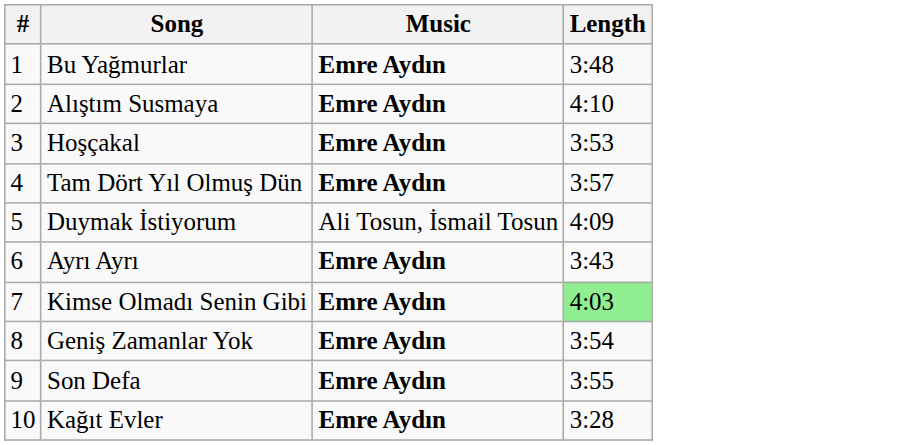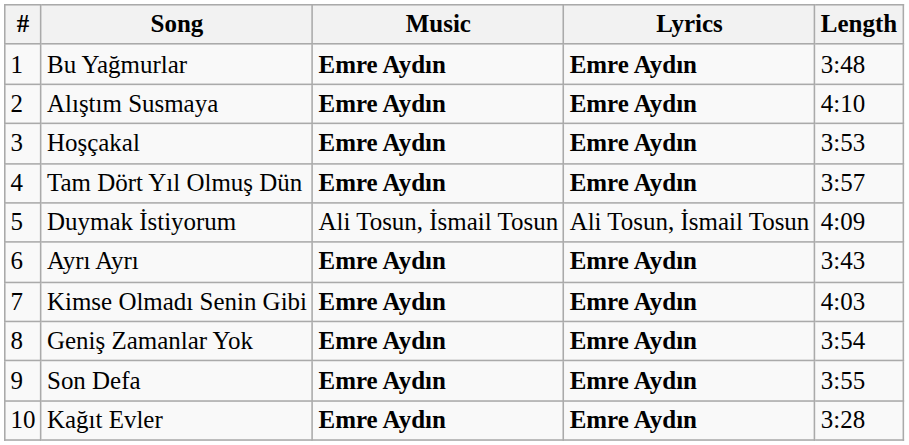+ column: (689, 24)
(592, 301) lightgreen background -> (843, 301) no background
